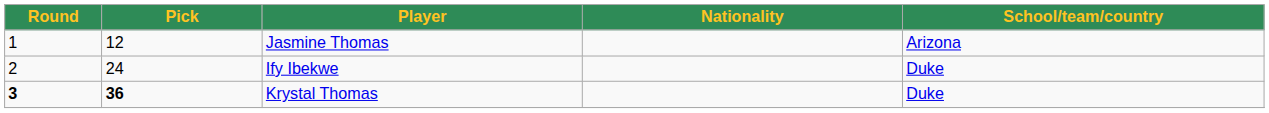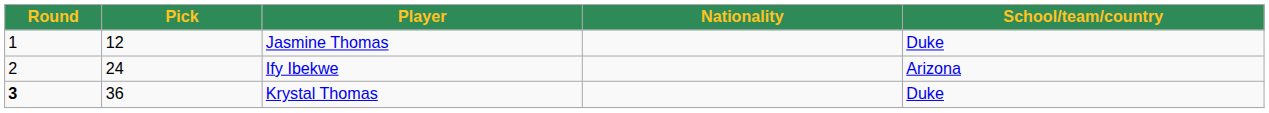(934, 42) Arizona -> (925, 42) Duke
(925, 68) Duke -> (934, 68) Arizona
(115, 94) bold -> (115, 94) normal
